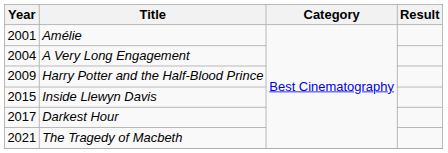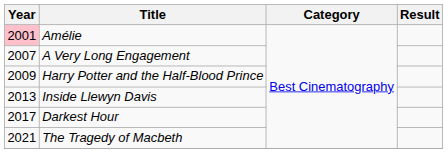(22, 35) no background -> (22, 35) pink background
(22, 55) 2004 -> (22, 55) 2007
(22, 96) 2015 -> (22, 96) 2013
